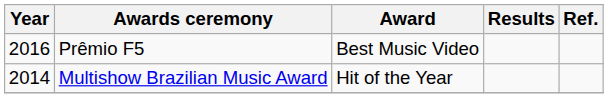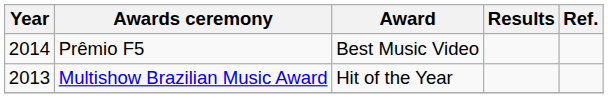(30, 48) 2016 -> (30, 48) 2014
(30, 78) 2014 -> (30, 78) 2013
